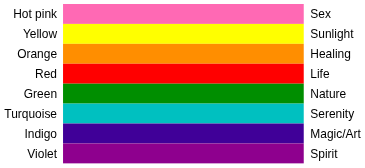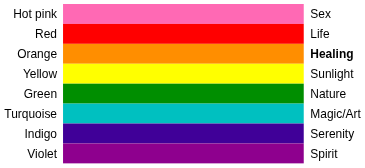rows swapped: (46, 74) <-> (40, 34)
(331, 54) normal -> (332, 54) bold
(332, 113) Serenity -> (336, 113) Magic/Art
(336, 133) Magic/Art -> (332, 133) Serenity
